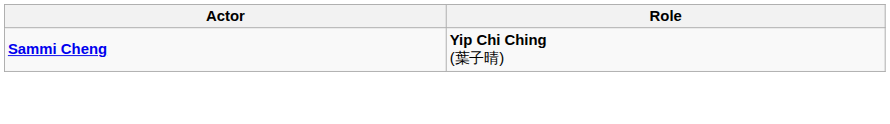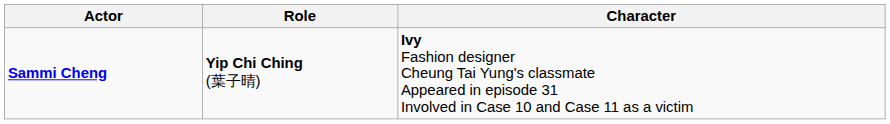+ column: (641, 16)
